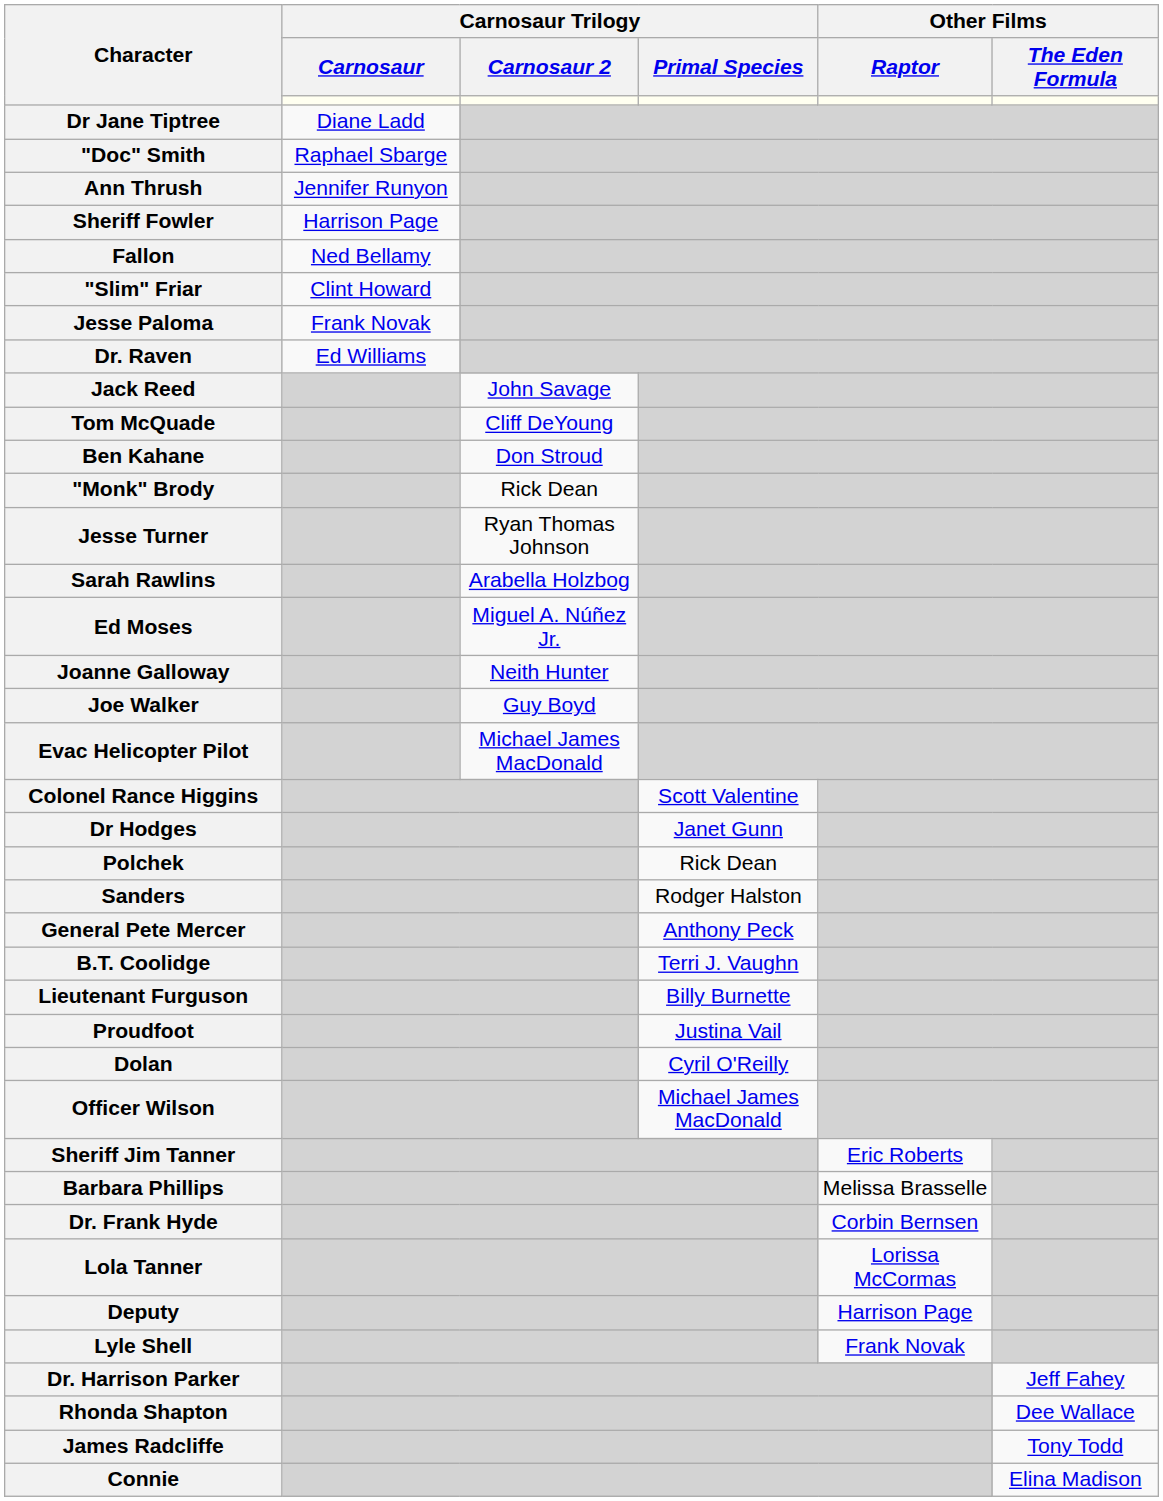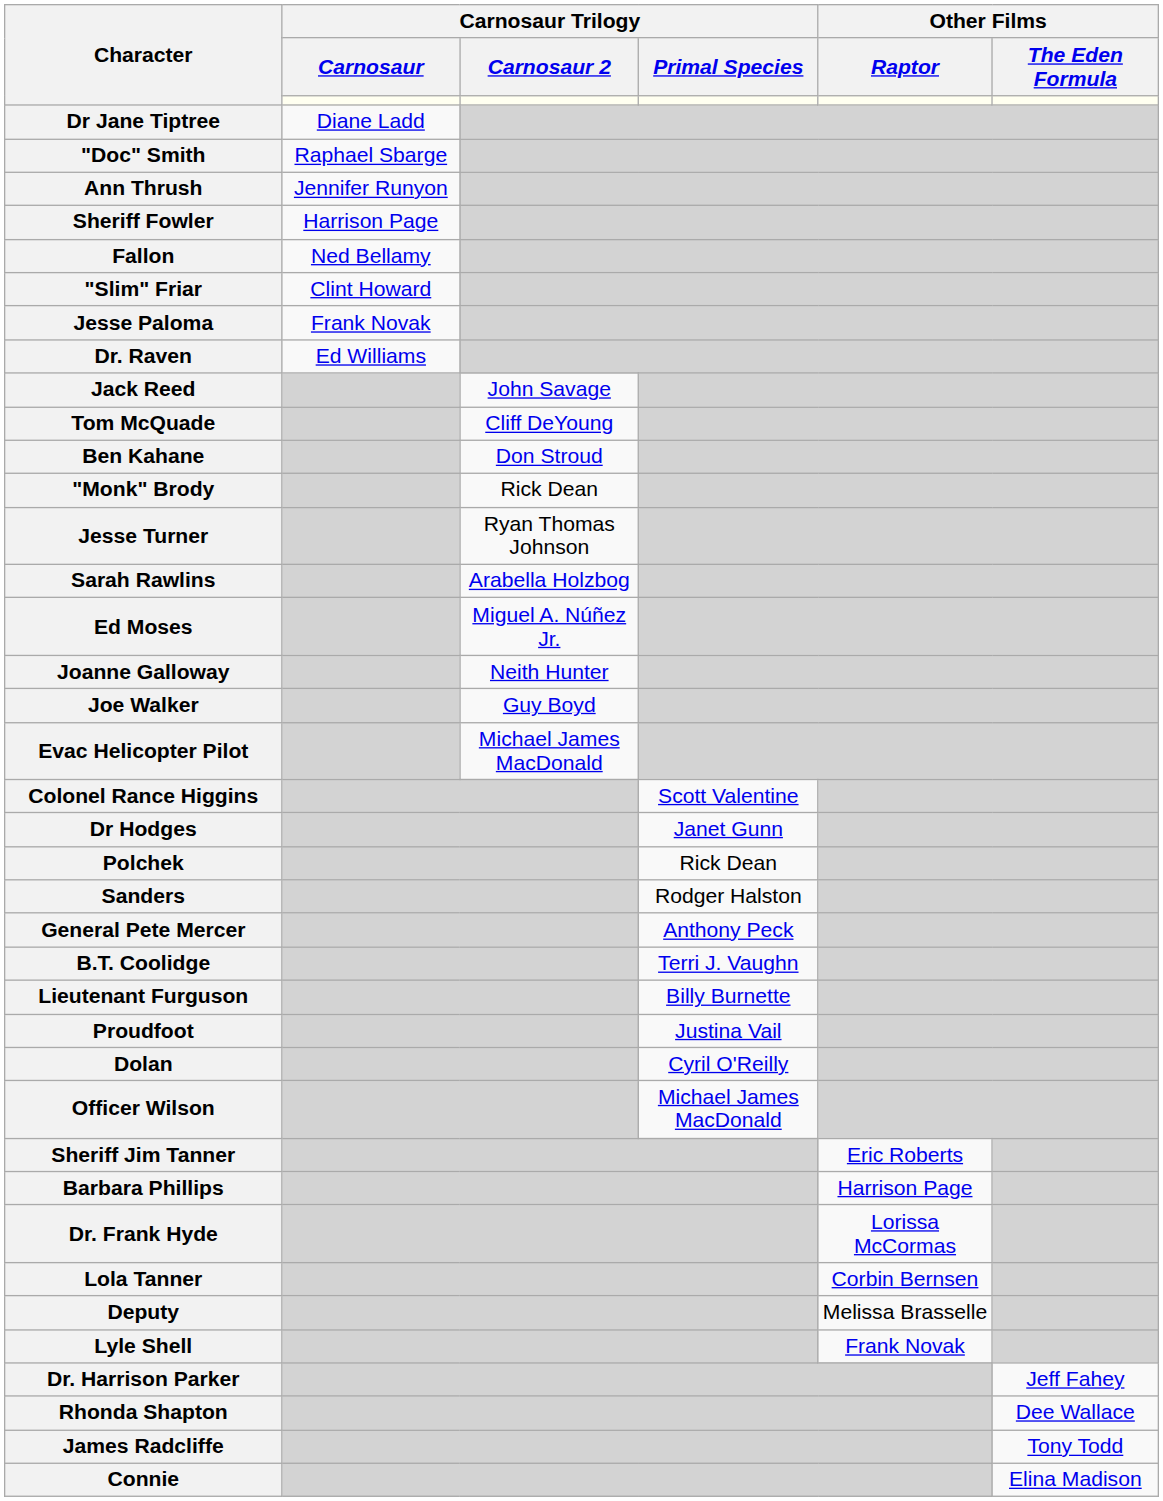(905, 1188) Melissa Brasselle -> (905, 1188) Harrison Page
(905, 1221) Corbin Bernsen -> (905, 1233) Lorissa McCormas
(905, 1266) Lorissa McCormas -> (905, 1278) Corbin Bernsen
(905, 1312) Harrison Page -> (905, 1312) Melissa Brasselle
